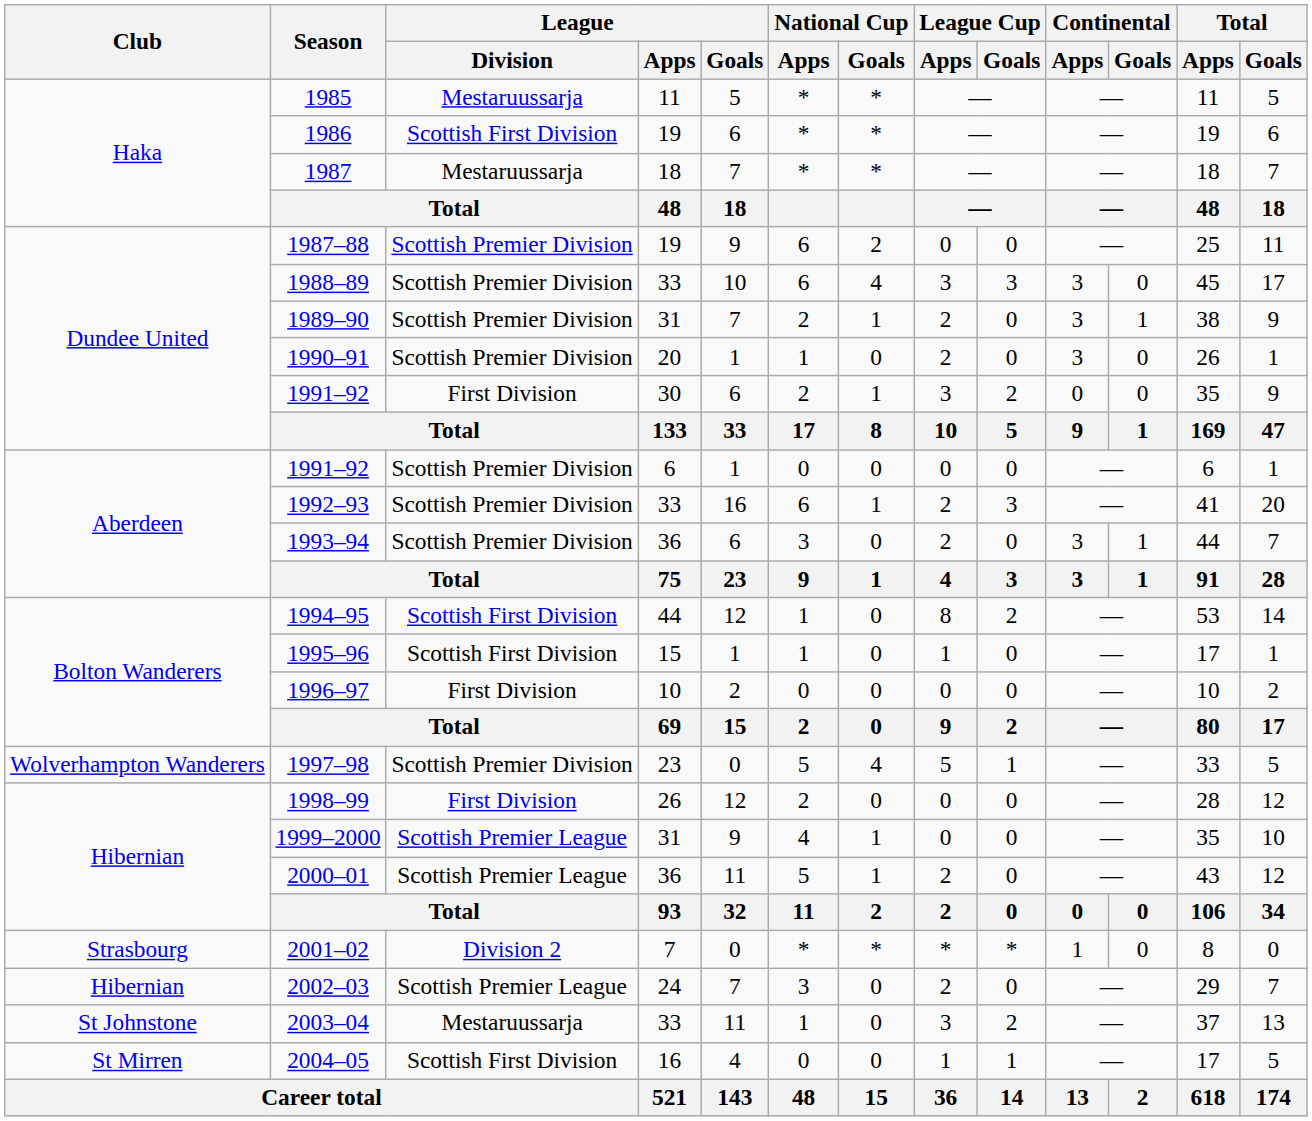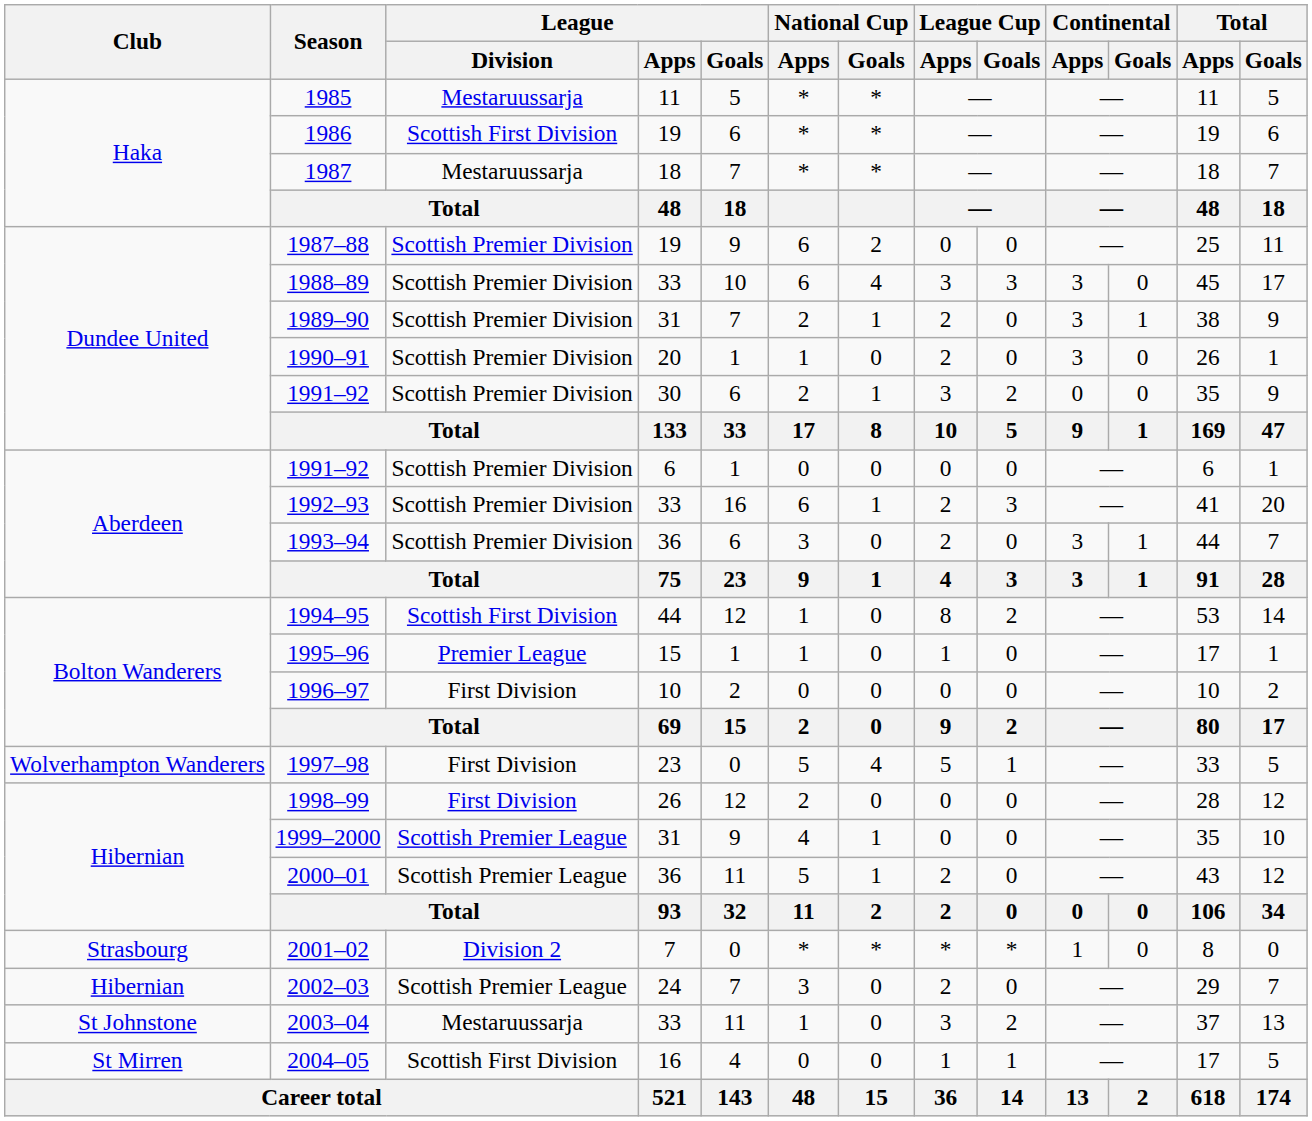(512, 393) First Division -> (512, 393) Scottish Premier Division
(512, 652) Scottish First Division -> (512, 652) Premier League
(512, 763) Scottish Premier Division -> (512, 763) First Division
